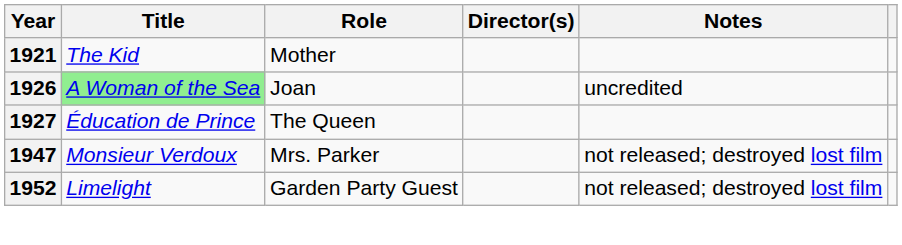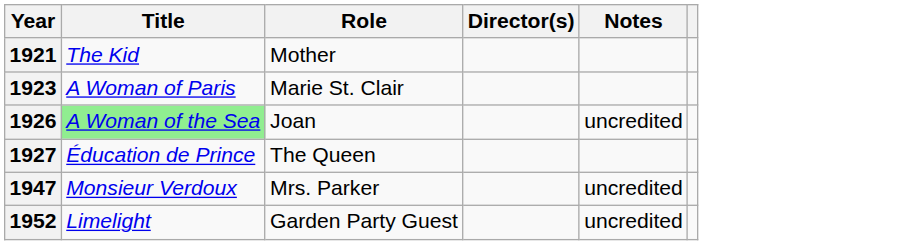+ row: (33, 88)
(733, 155) not released; destroyed lost film -> (633, 188) uncredited
(733, 188) not released; destroyed lost film -> (633, 222) uncredited
